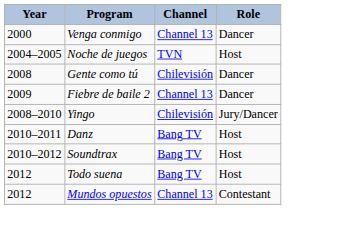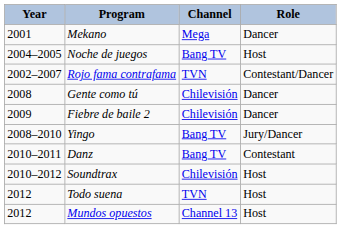- row: (104, 34)
+ row: (87, 34)
(170, 54) TVN -> (204, 54) Bang TV
+ row: (122, 74)
(185, 94) Channel 13 -> (210, 114) Chilevisión
(185, 114) Chilevisión -> (204, 134) Bang TV
(230, 134) Host -> (269, 154) Contestant
(180, 154) Bang TV -> (210, 174) Chilevisión
(180, 174) Bang TV -> (194, 194) TVN
(245, 194) Contestant -> (255, 214) Host
